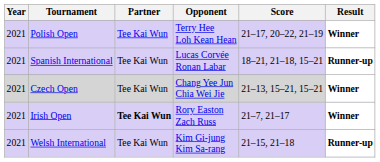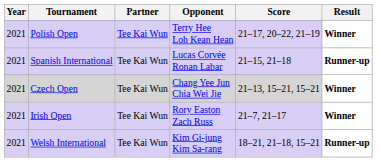(282, 61) 18–21, 21–18, 15–21 -> (264, 61) 21–15, 21–18
(144, 116) bold -> (142, 116) normal
(268, 143) 21–15, 21–18 -> (279, 143) 18–21, 21–18, 15–21
